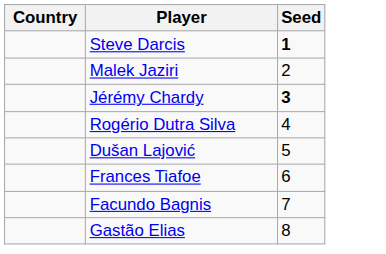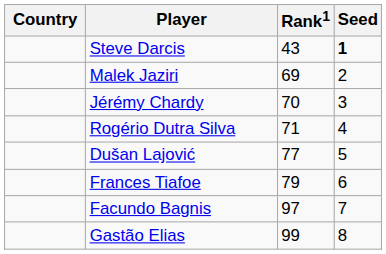+ column: (306, 20)
(286, 97) bold -> (342, 102) normal
